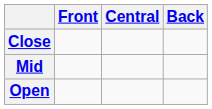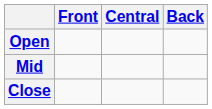rows swapped: (29, 41) <-> (29, 91)
